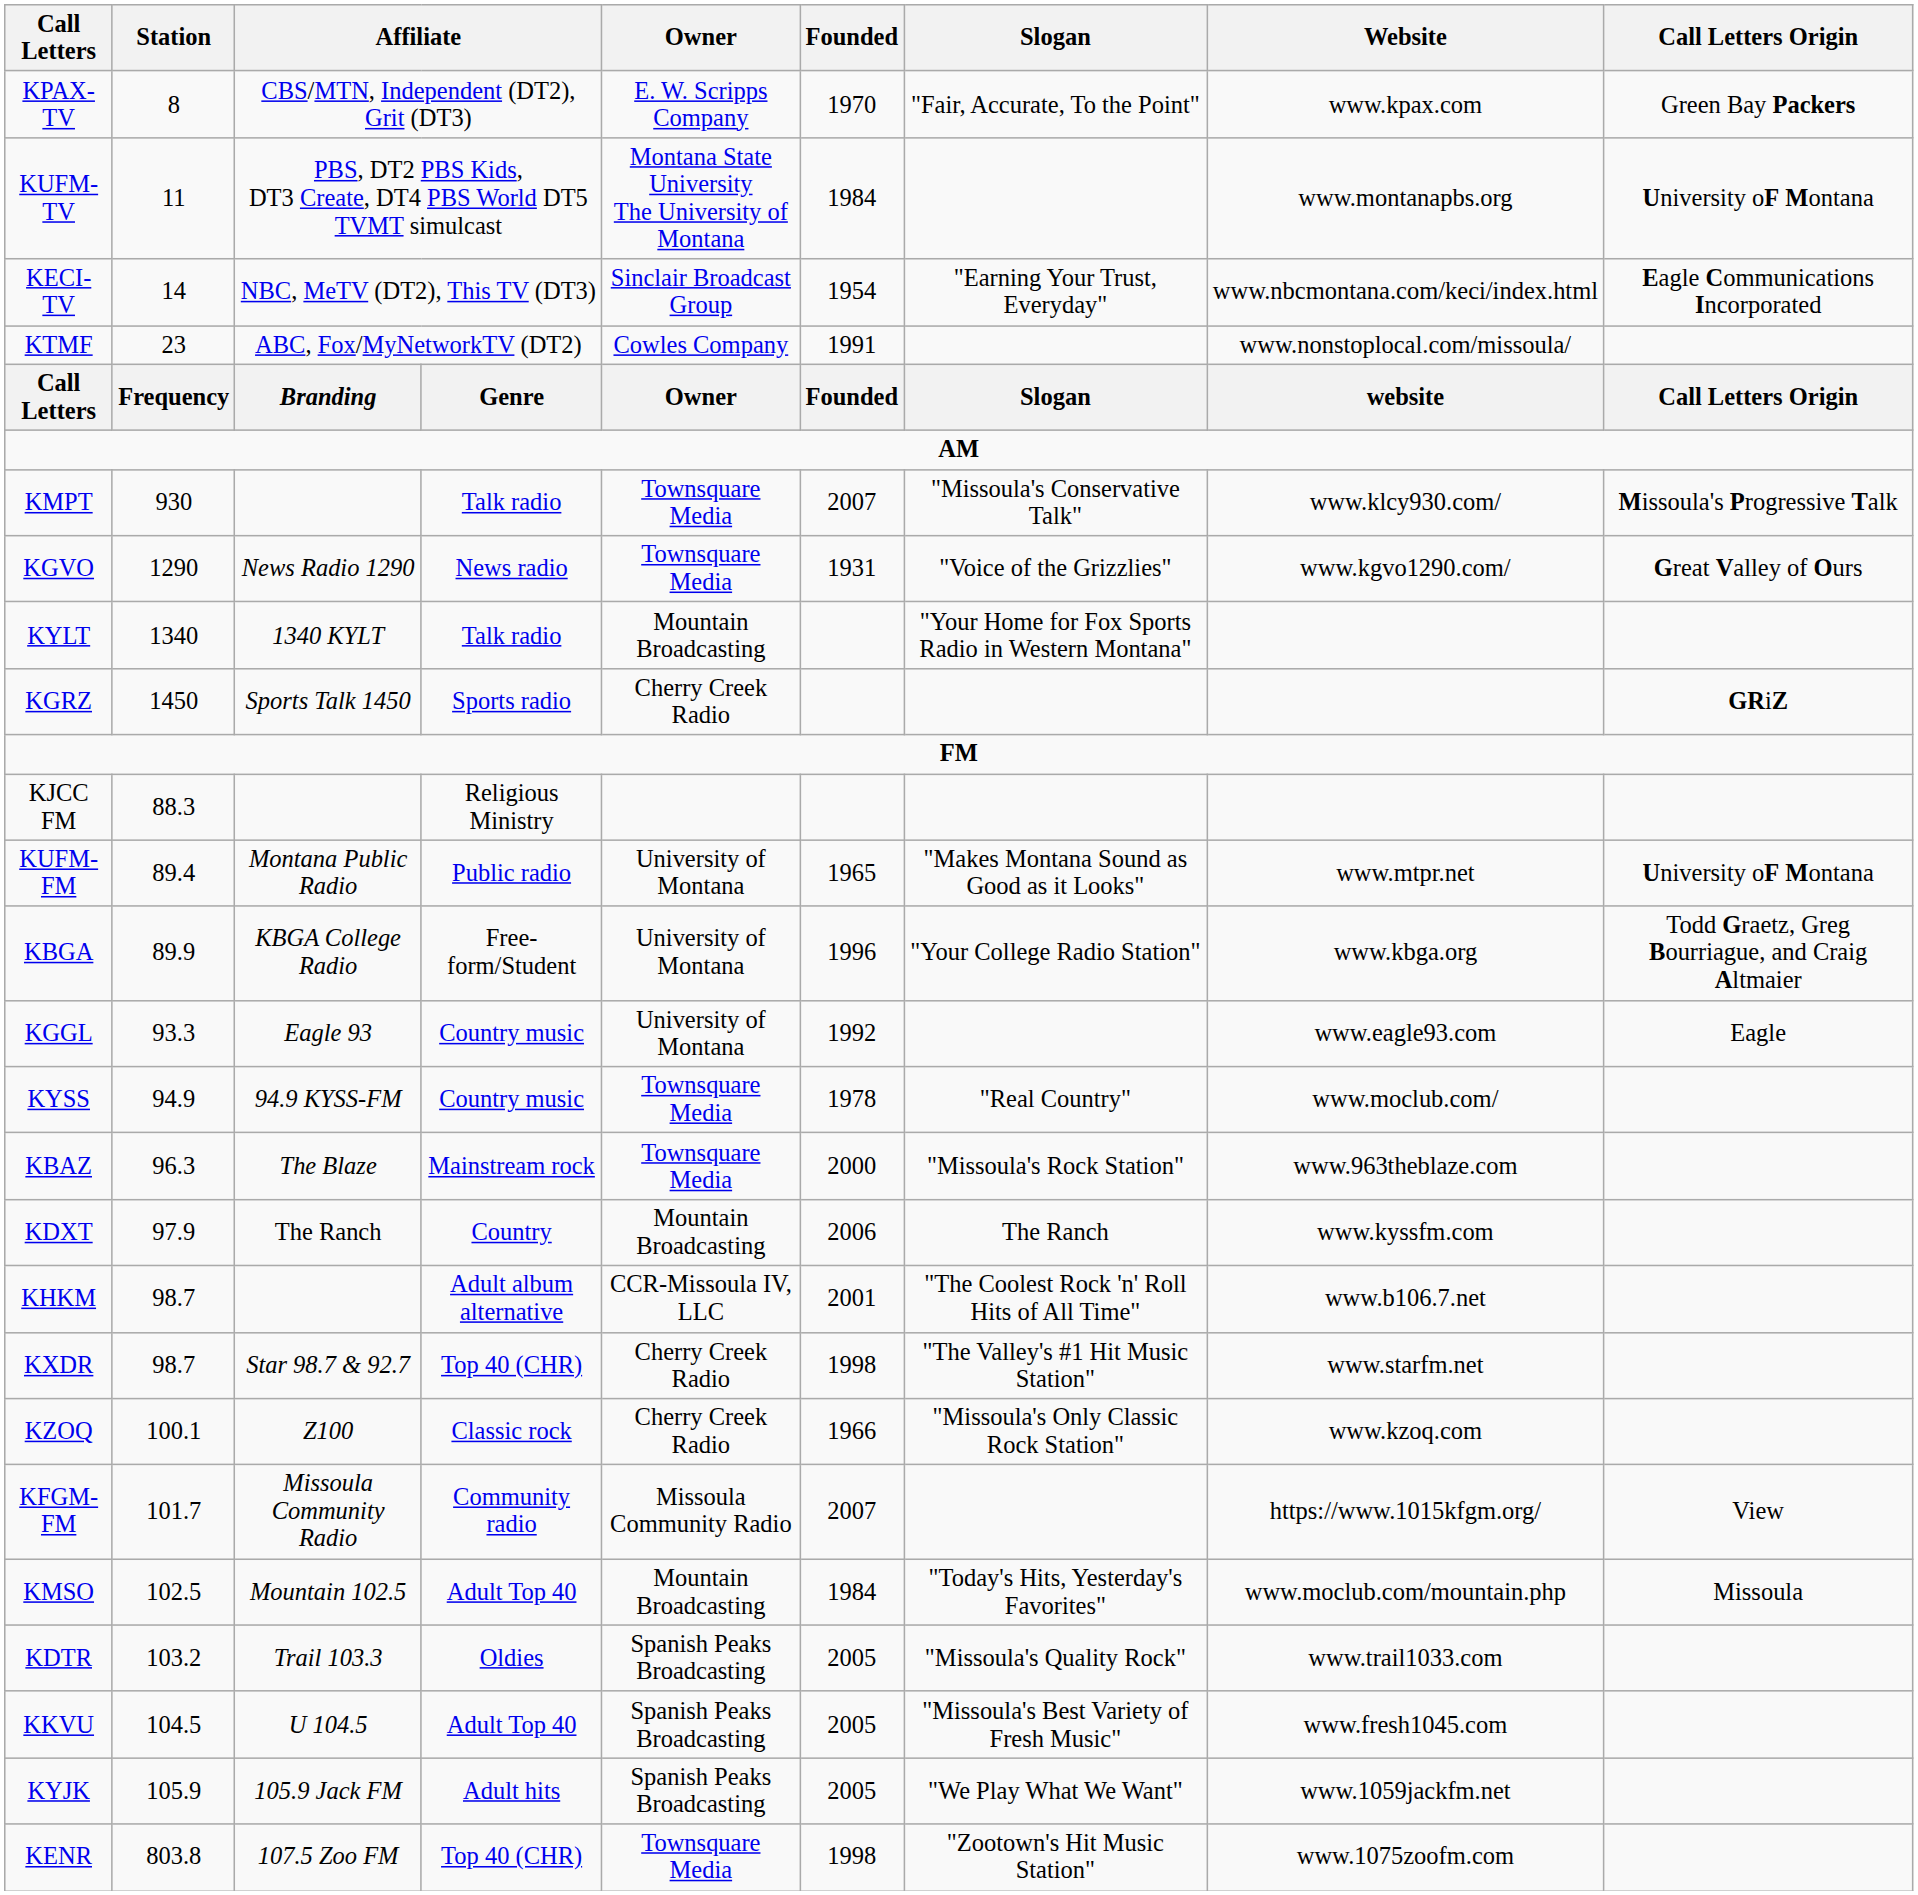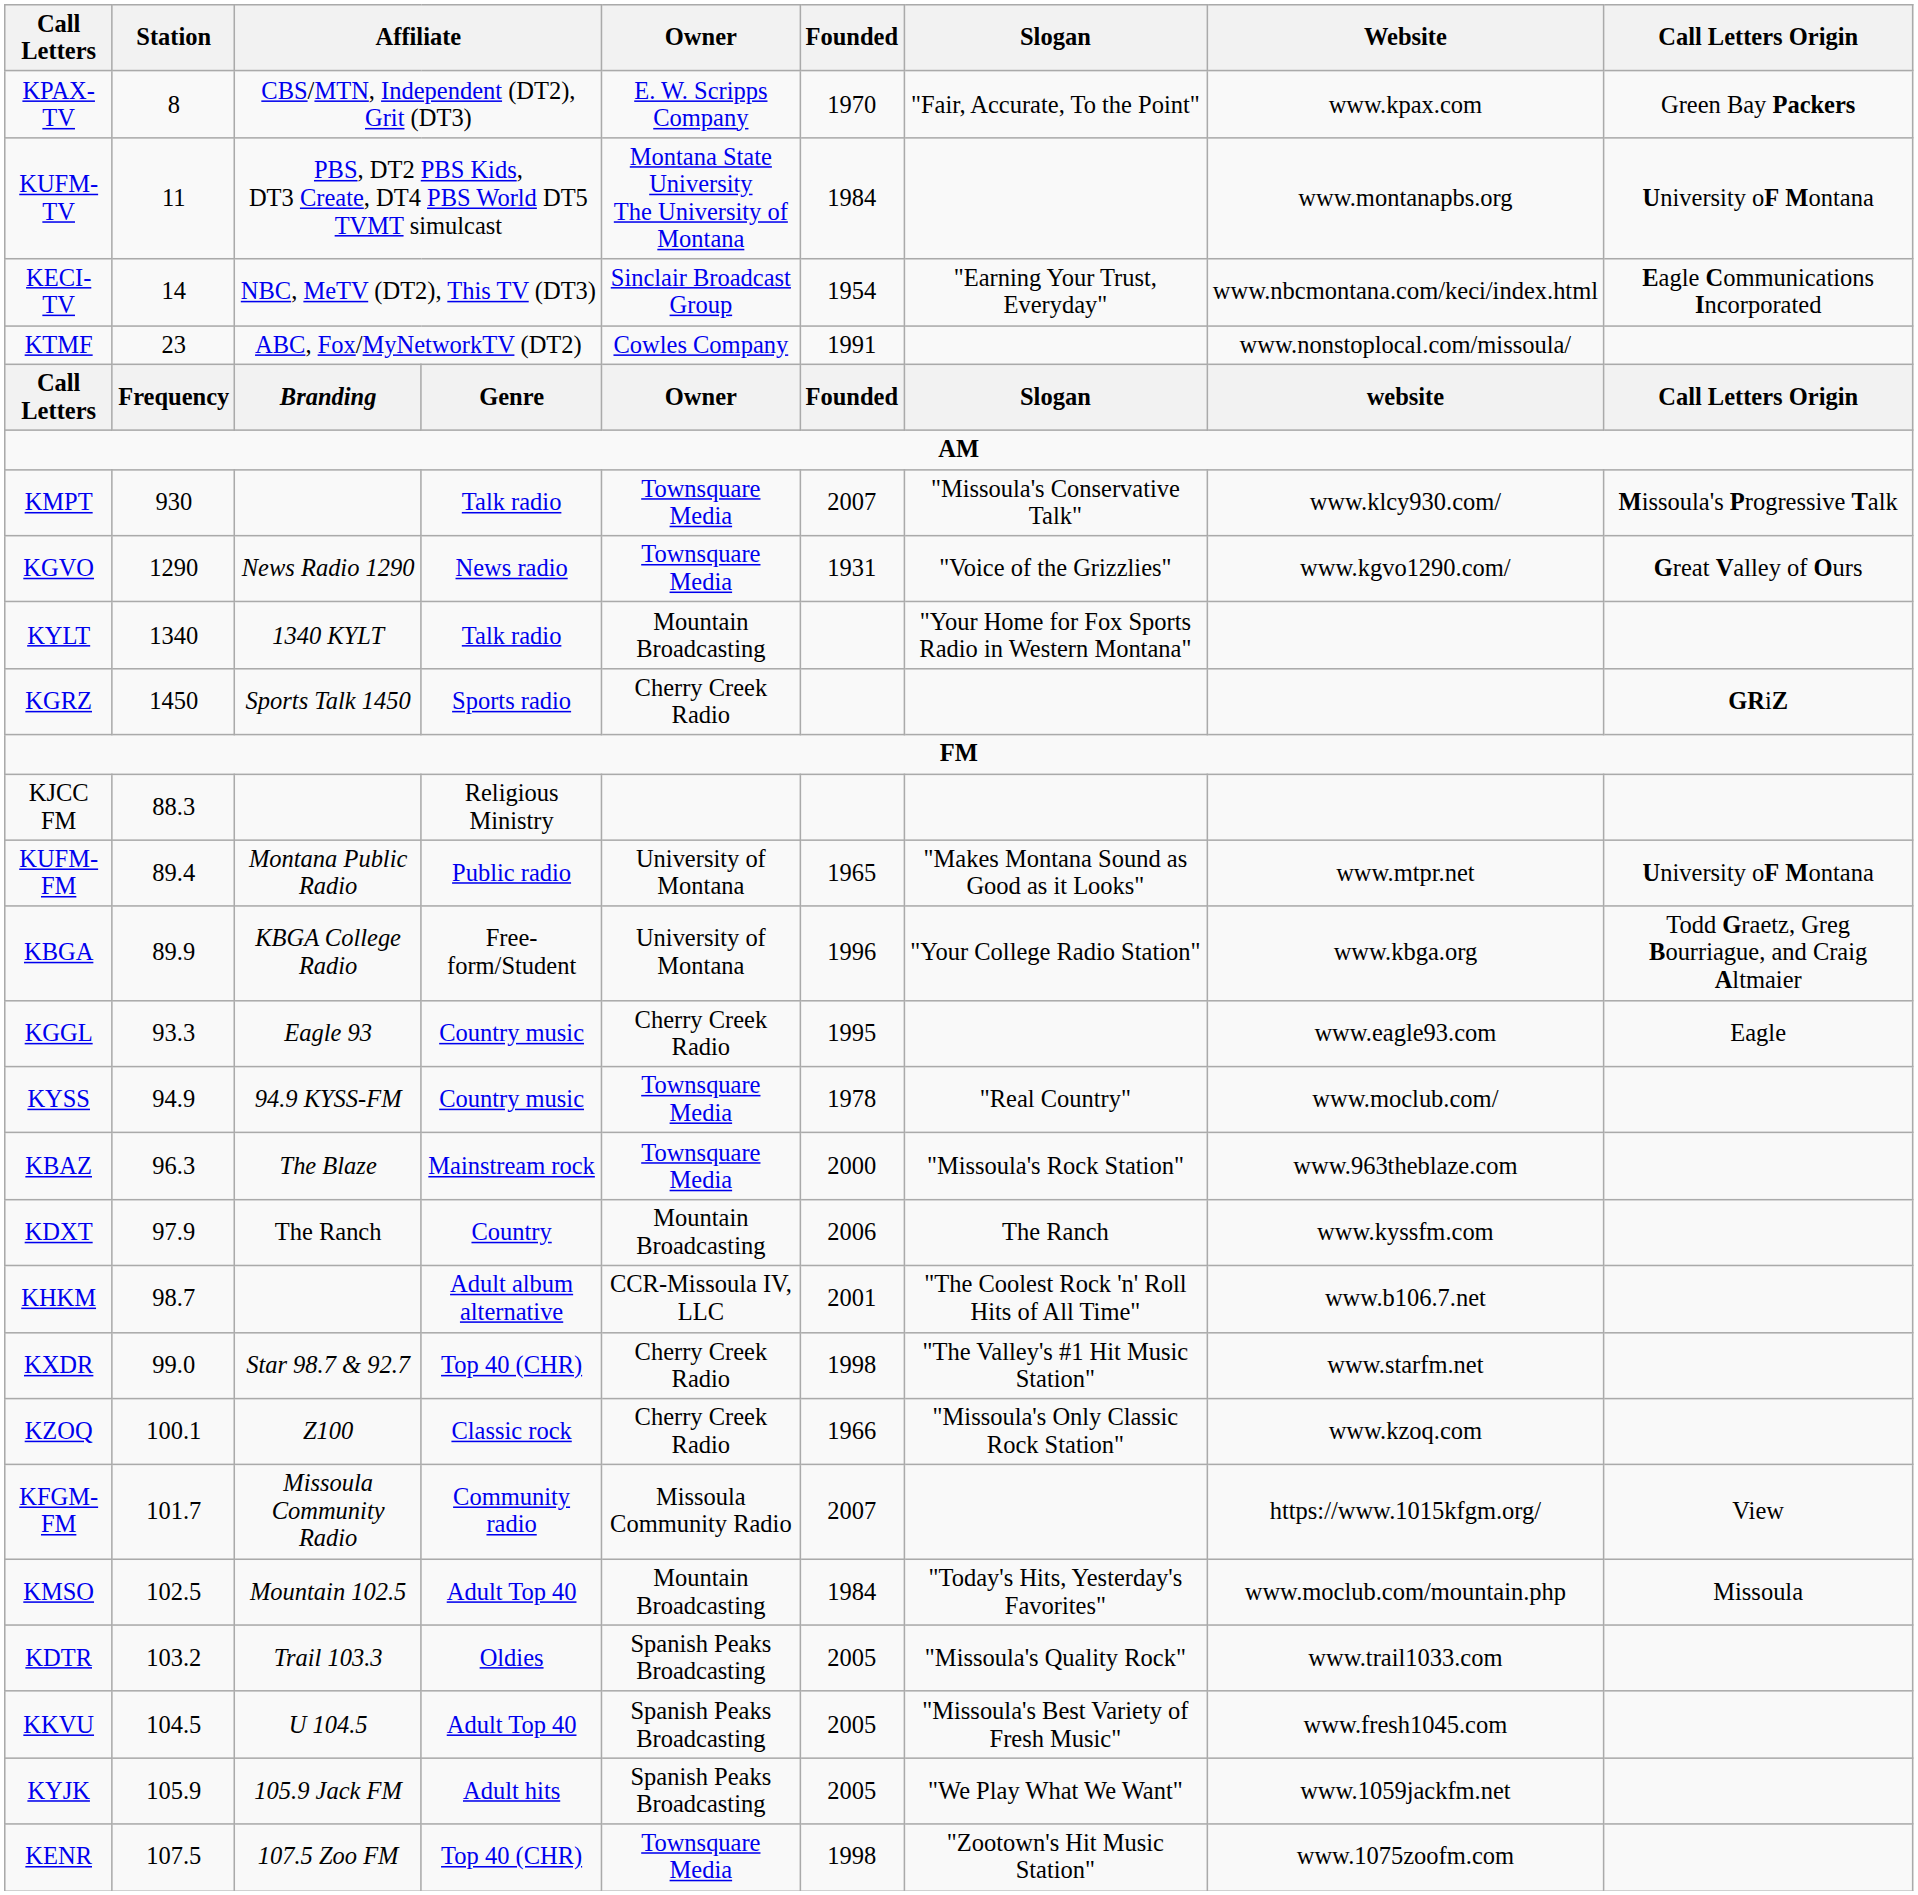(701, 1033) University of Montana -> (701, 1033) Cherry Creek Radio
(852, 1033) 1992 -> (852, 1033) 1995
(174, 1364) 98.7 -> (174, 1364) 99.0
(174, 1857) 803.8 -> (174, 1857) 107.5
